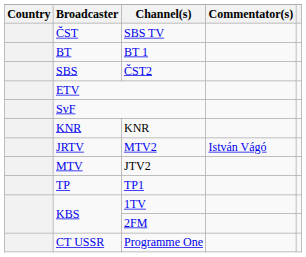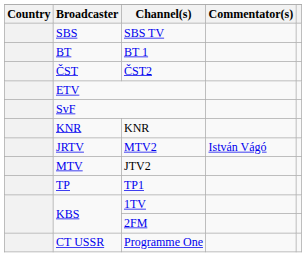(67, 33) ČST -> (67, 33) SBS
(67, 71) SBS -> (67, 71) ČST
